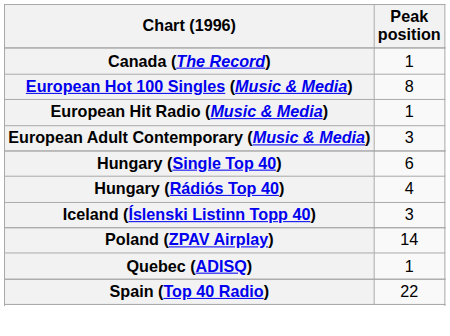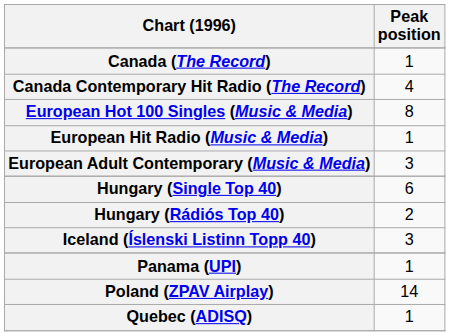+ row: (189, 86)
(409, 189) 4 -> (409, 214) 2
+ row: (189, 266)
- row: (189, 291)
